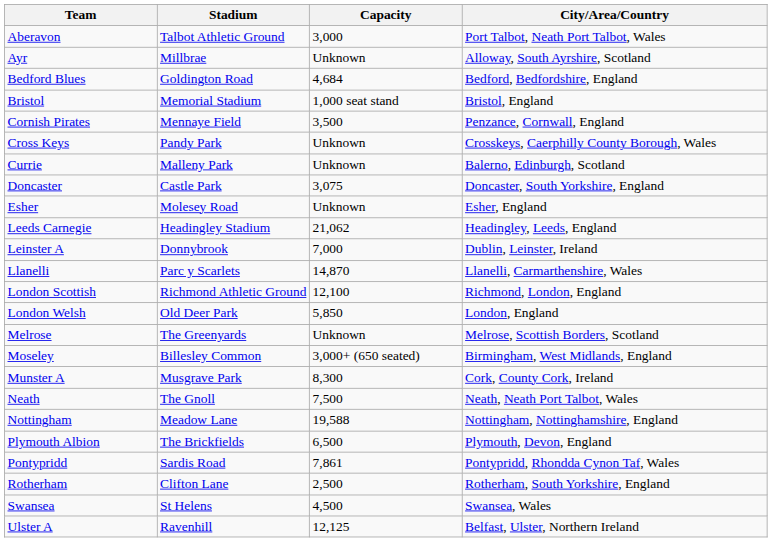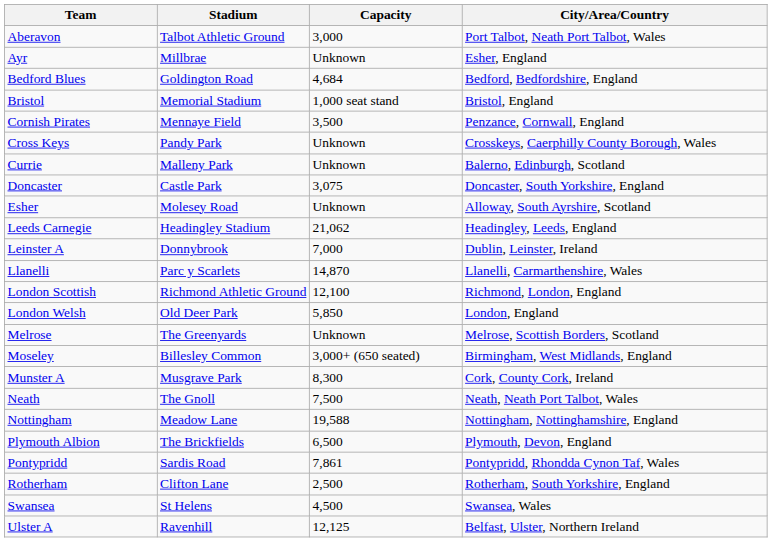(558, 57) Alloway, South Ayrshire, Scotland -> (506, 57) Esher, England
(506, 206) Esher, England -> (558, 206) Alloway, South Ayrshire, Scotland
